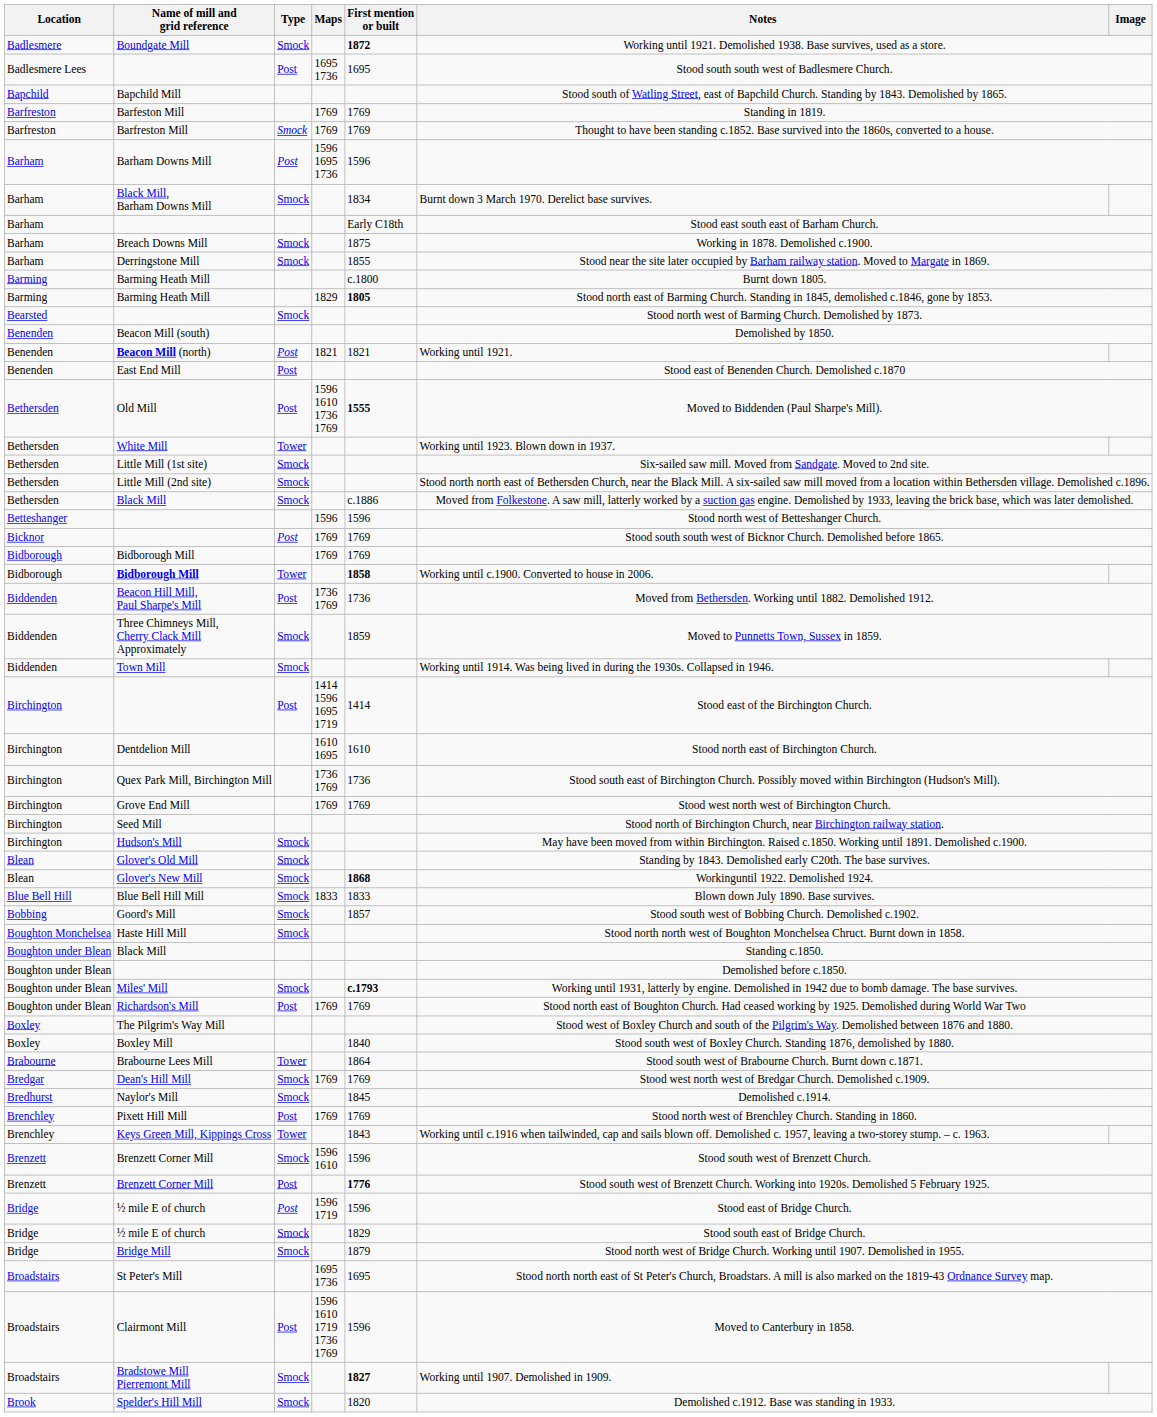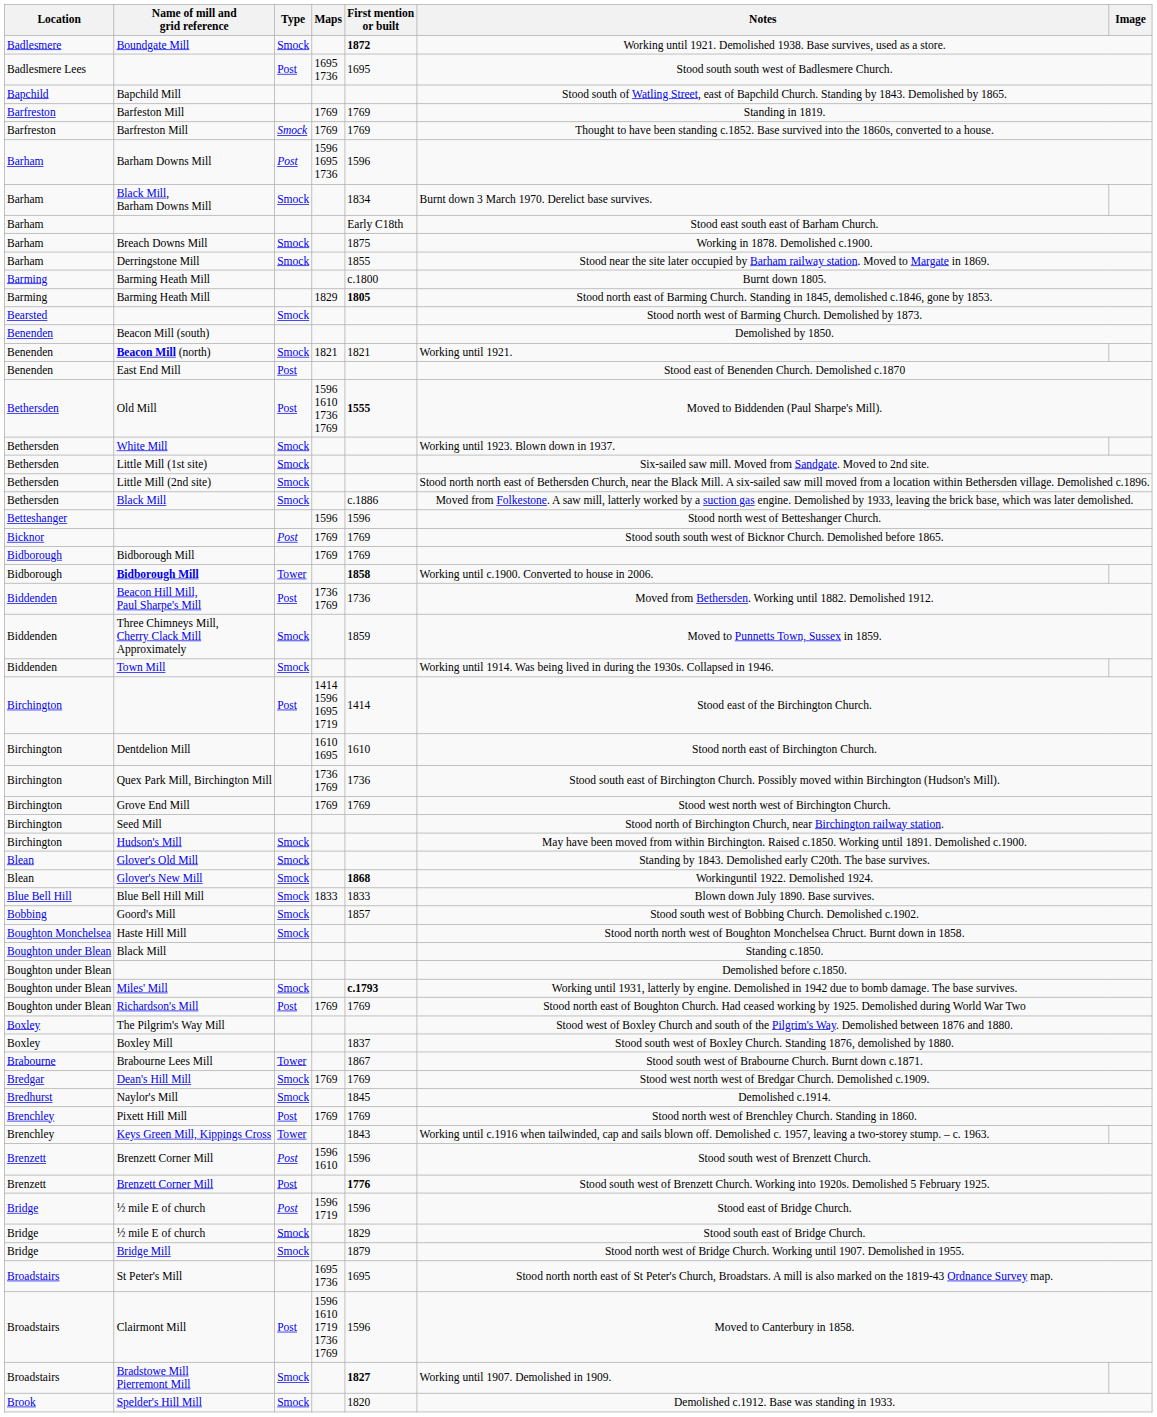(287, 352) Post -> (293, 352) Smock
(292, 446) Tower -> (293, 446) Smock
(359, 1043) 1840 -> (359, 1043) 1837
(359, 1061) 1864 -> (359, 1061) 1867
(293, 1159) Smock -> (287, 1159) Post
